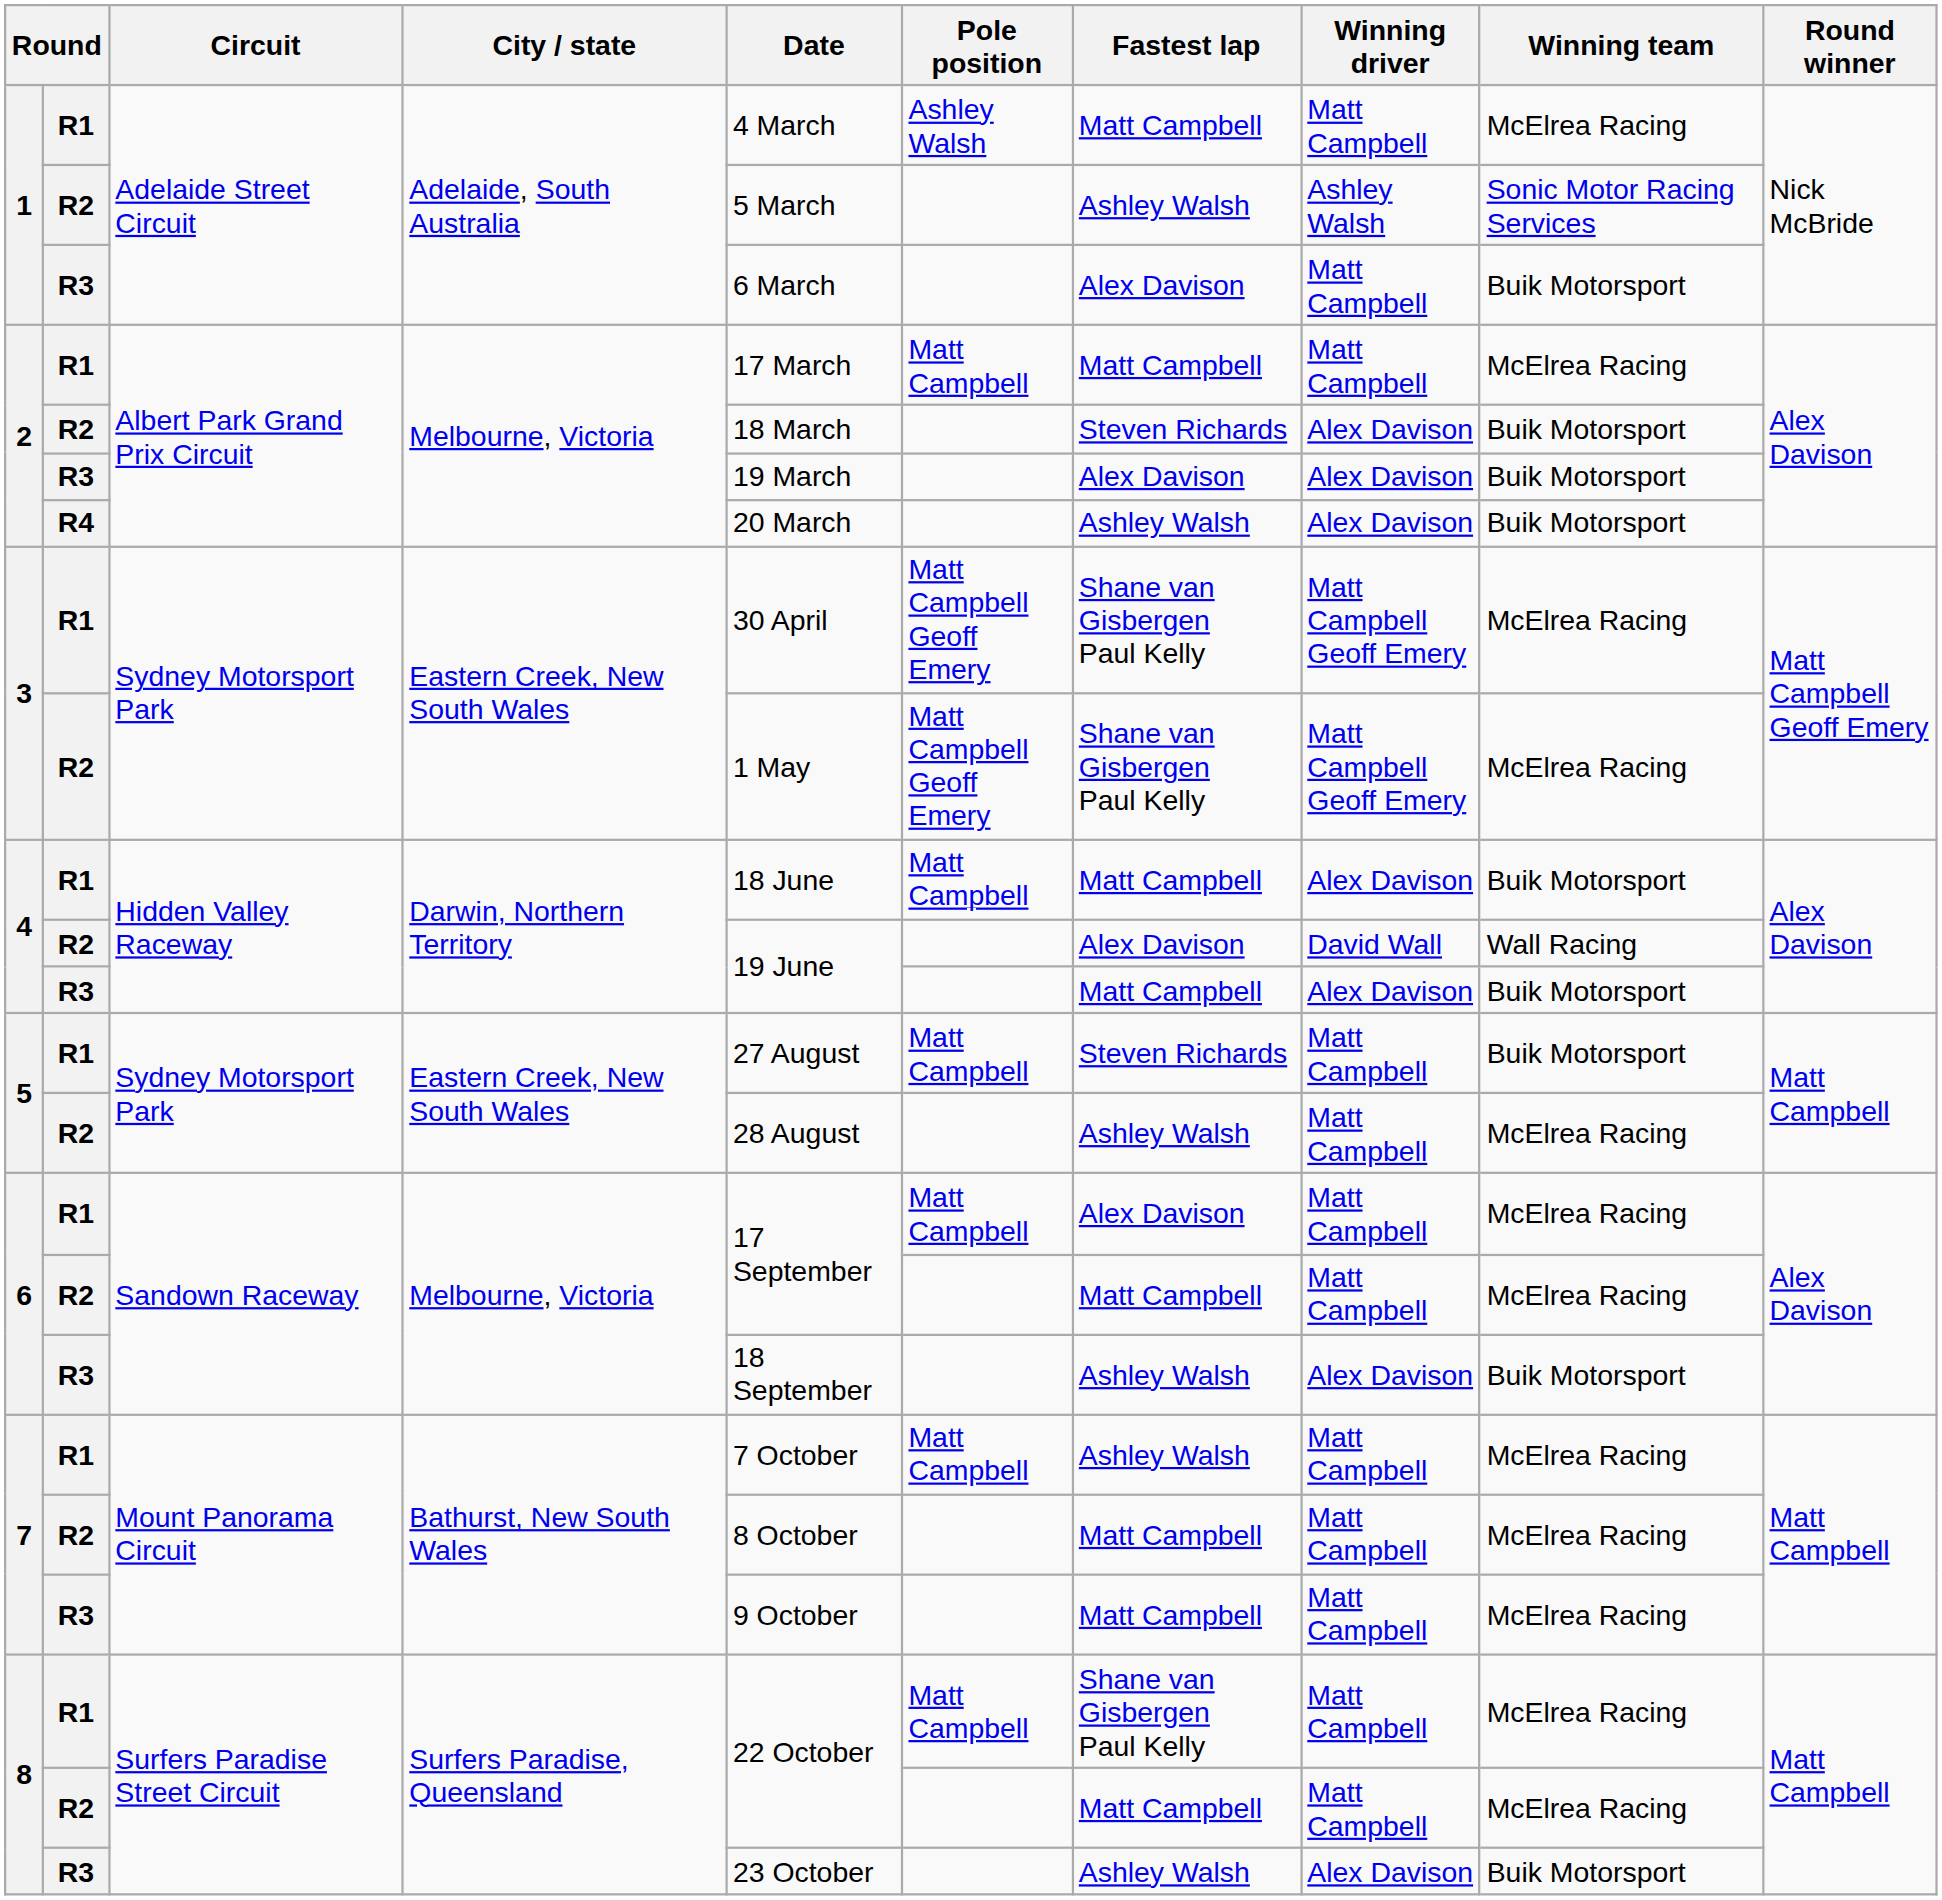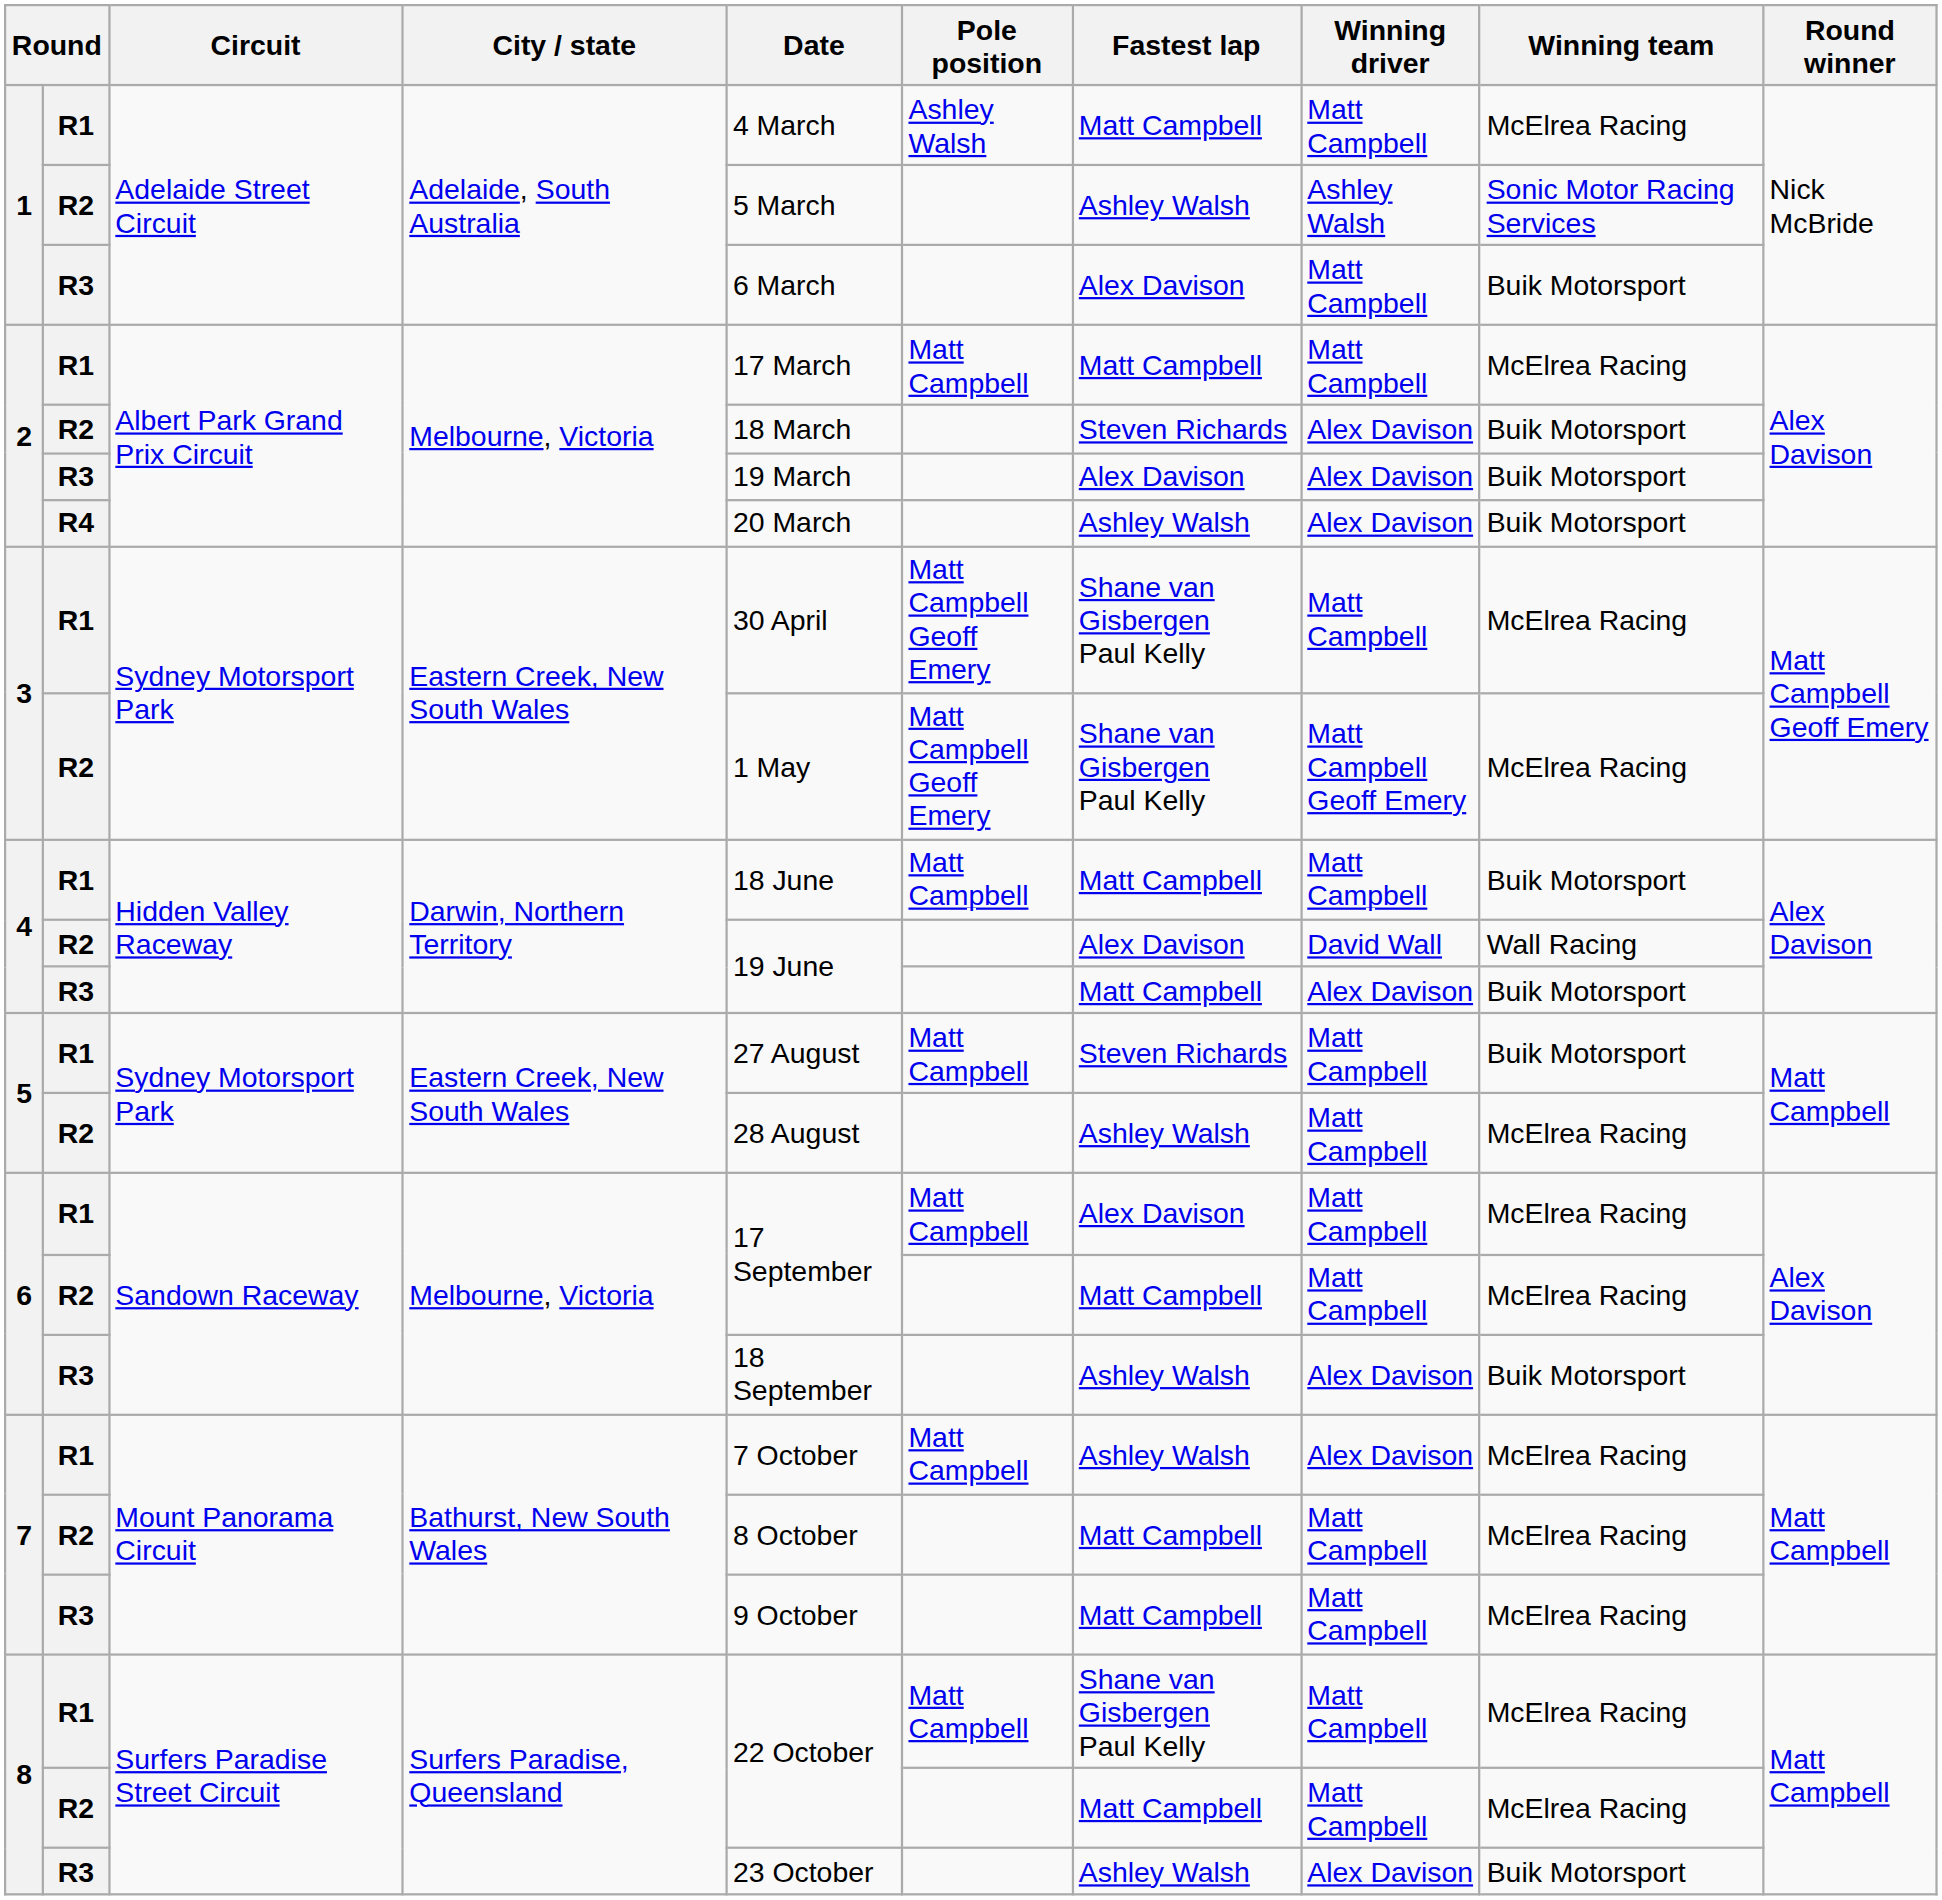(1387, 619) Matt Campbell Geoff Emery -> (1367, 619) Matt Campbell
(1390, 880) Alex Davison -> (1367, 880) Matt Campbell
(1367, 1454) Matt Campbell -> (1390, 1454) Alex Davison
